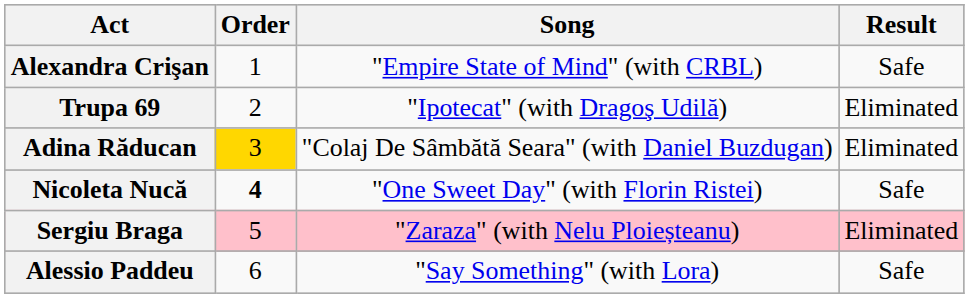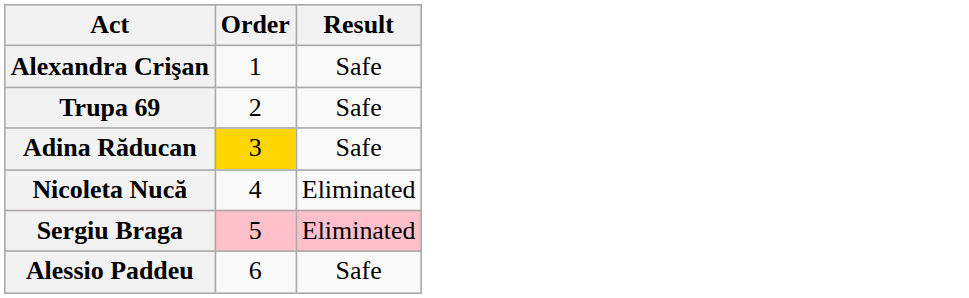- column: (567, 25)
(901, 107) Eliminated -> (359, 107) Safe
(901, 148) Eliminated -> (359, 148) Safe
(255, 189) bold -> (255, 189) normal
(901, 189) Safe -> (359, 189) Eliminated
